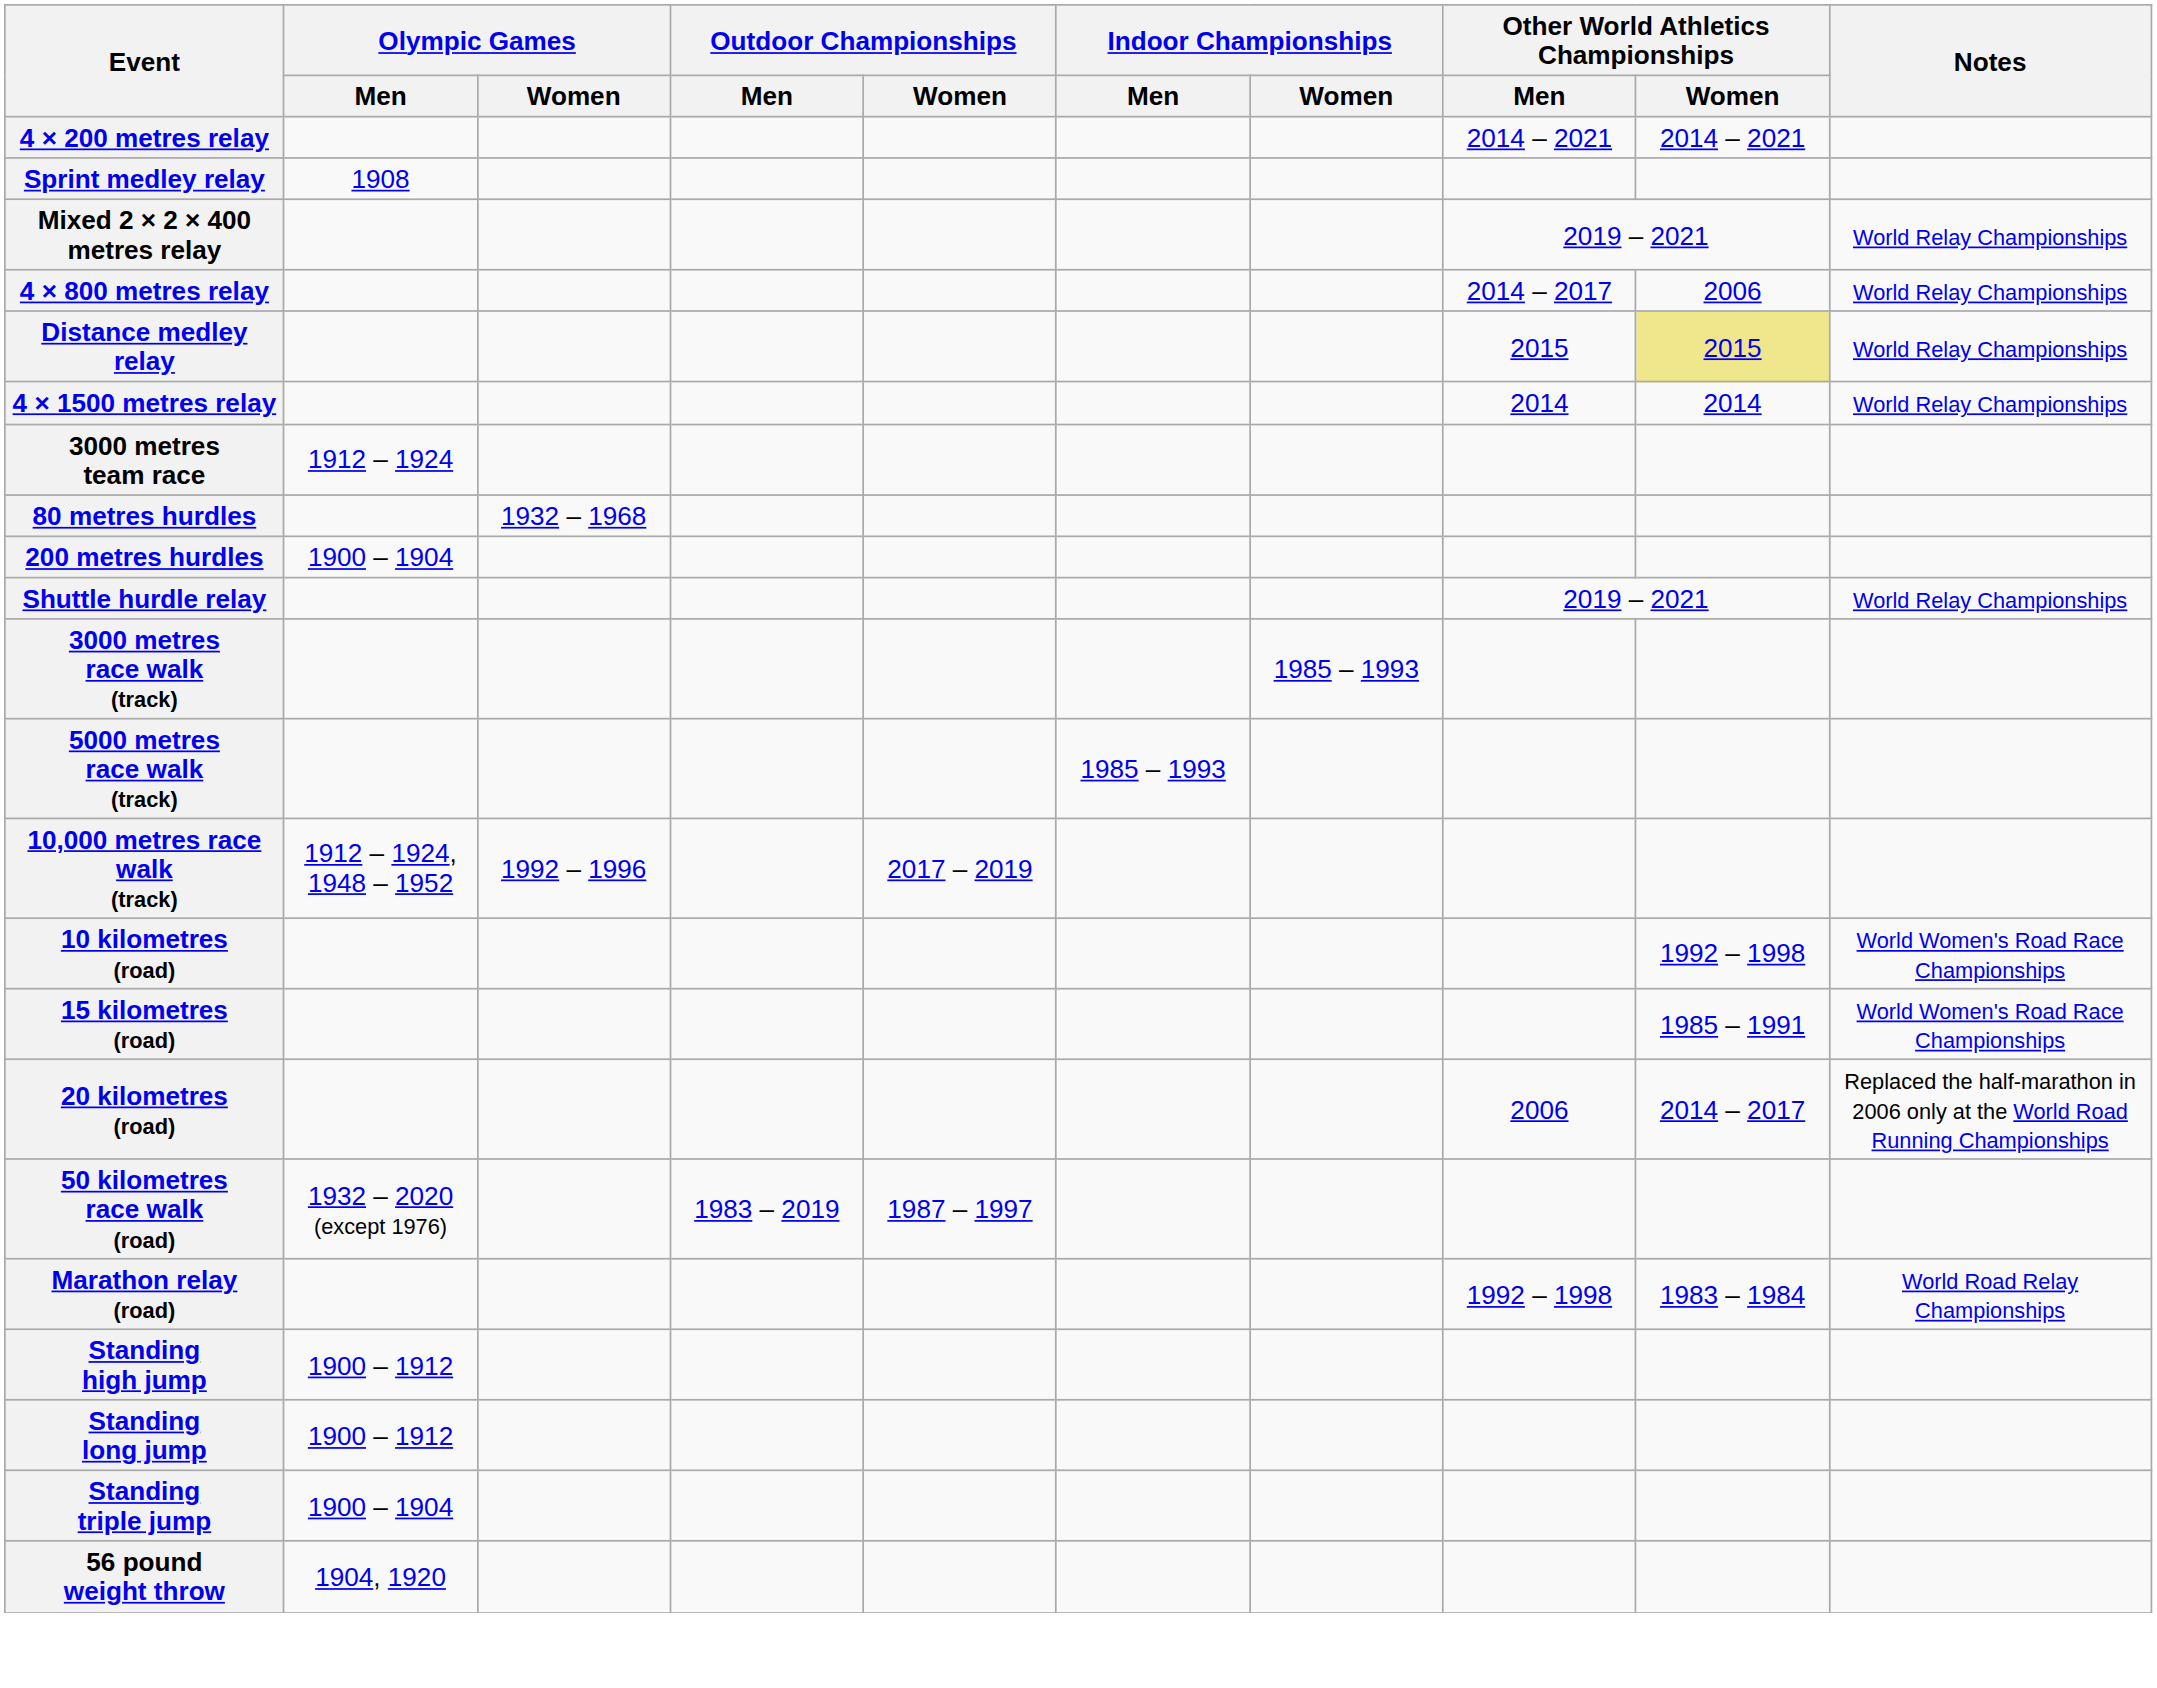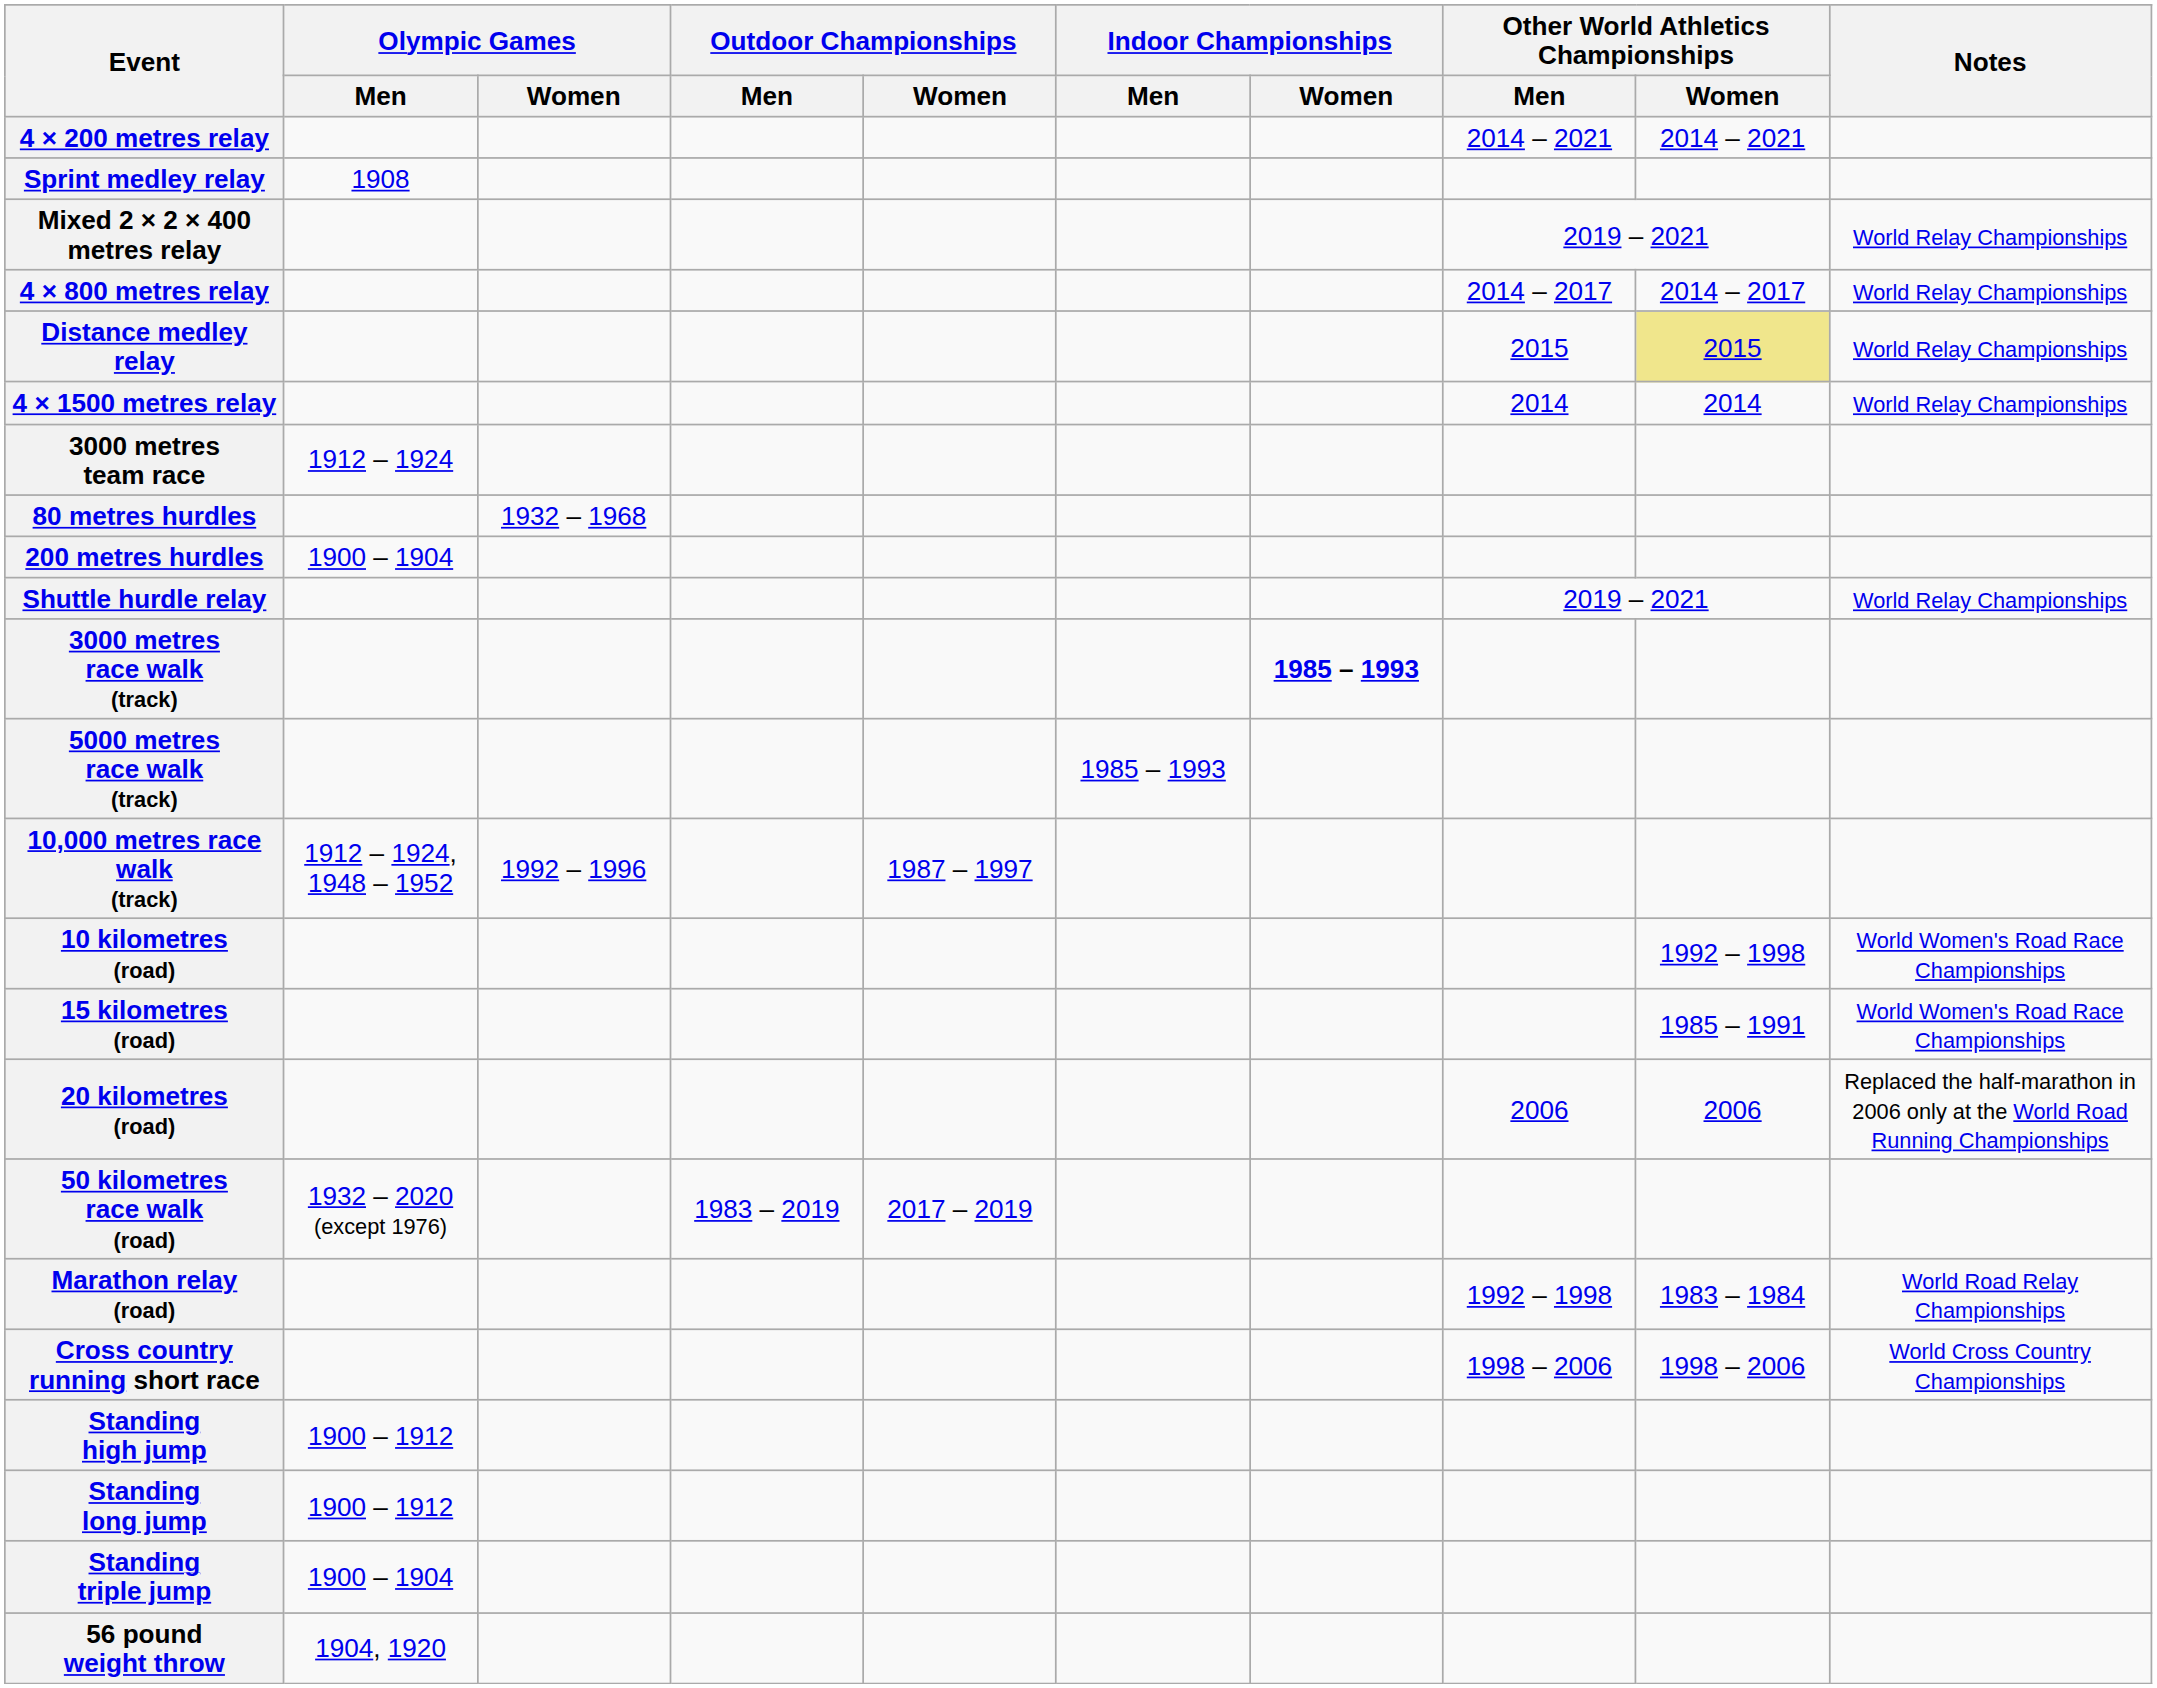(1733, 291) 2006 -> (1733, 291) 2014 – 2017
(1346, 669) normal -> (1346, 669) bold
(960, 868) 2017 – 2019 -> (960, 868) 1987 – 1997
(1733, 1109) 2014 – 2017 -> (1733, 1109) 2006
(960, 1209) 1987 – 1997 -> (960, 1209) 2017 – 2019
+ row: (144, 1365)
